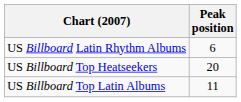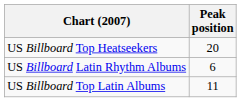rows swapped: (97, 47) <-> (82, 67)
